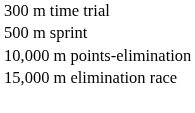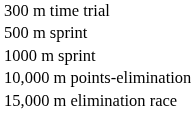+ row: (50, 55)
